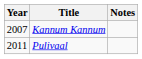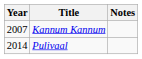(17, 45) 2011 -> (17, 45) 2014
